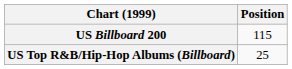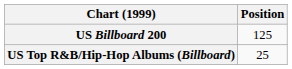(263, 34) 115 -> (263, 34) 125
